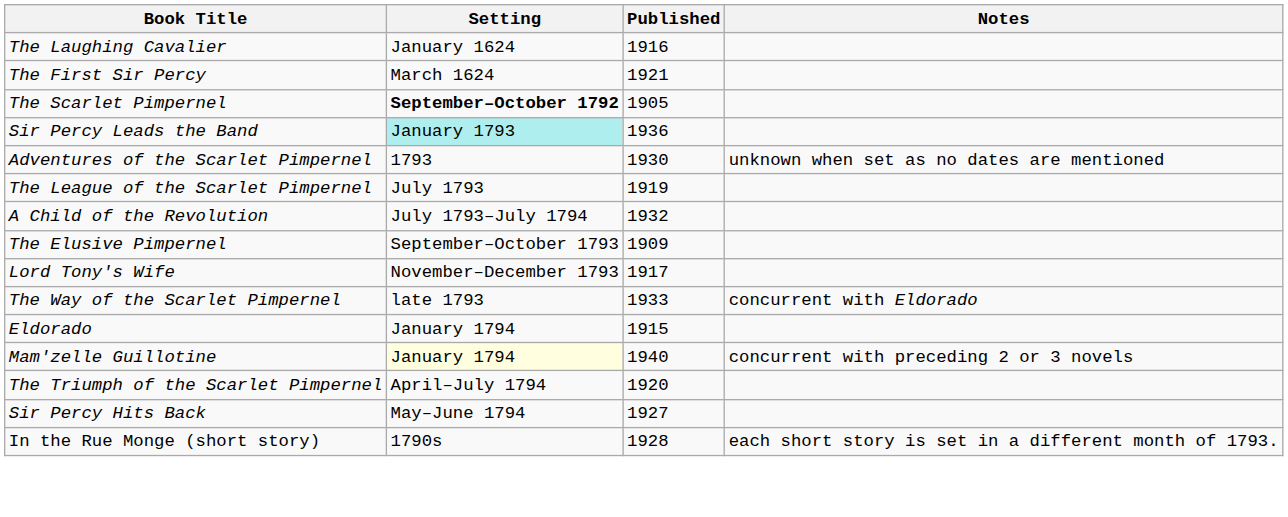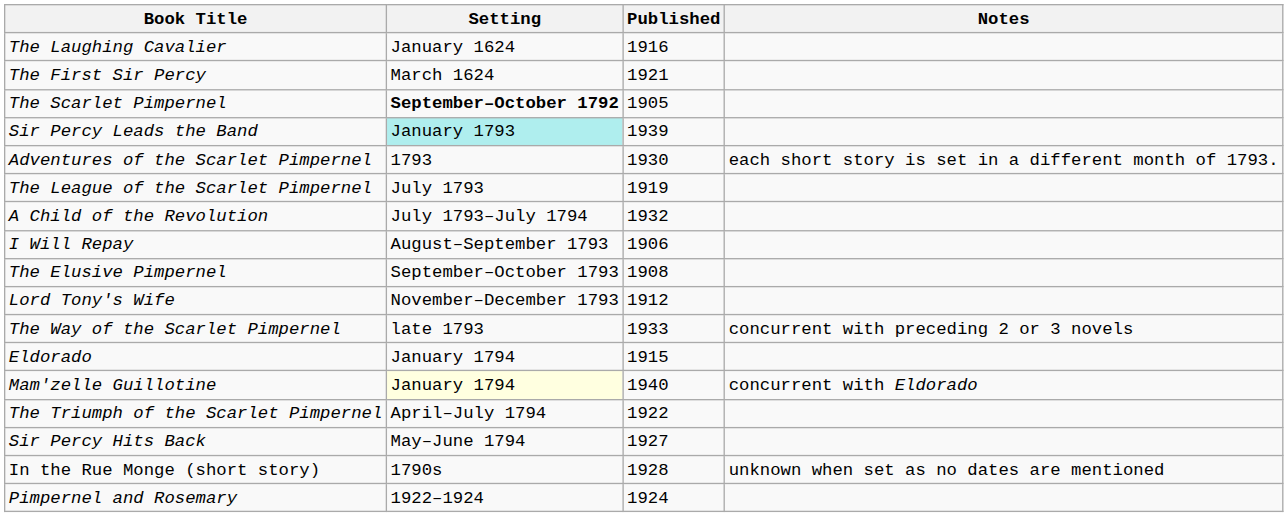(648, 131) 1936 -> (648, 131) 1939
(947, 160) unknown when set as no dates are mentioned -> (1004, 160) each short story is set in a different month of 1793.
+ row: (71, 244)
(648, 244) 1909 -> (648, 272) 1908
(648, 272) 1917 -> (648, 301) 1912
(853, 301) concurrent with Eldorado -> (931, 329) concurrent with preceding 2 or 3 novels
(931, 357) concurrent with preceding 2 or 3 novels -> (853, 385) concurrent with Eldorado
(648, 385) 1920 -> (648, 413) 1922
(1004, 441) each short story is set in a different month of 1793. -> (947, 470) unknown when set as no dates are mentioned
+ row: (123, 498)
